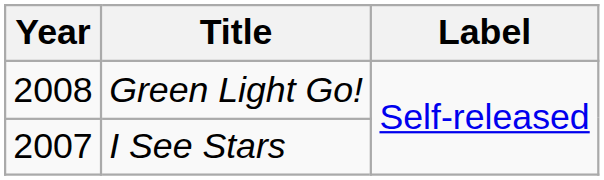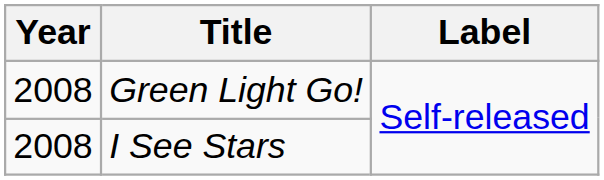(53, 145) 2007 -> (53, 145) 2008
